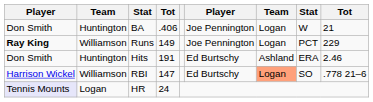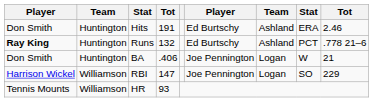rows swapped: (138, 27) <-> (139, 58)
(103, 43) Williamson -> (103, 43) Huntington
(167, 43) 149 -> (167, 43) 132
(220, 43) Joe Pennington -> (213, 43) Ed Burtschy
(272, 43) Logan -> (276, 43) Ashland
(331, 43) 229 -> (345, 43) .778 21–6
(213, 74) Ed Burtschy -> (220, 74) Joe Pennington
(272, 74) lightsalmon background -> (272, 74) no background
(345, 74) .778 21–6 -> (331, 74) 229
(38, 89) lavender background -> (38, 89) no background
(93, 89) Logan -> (103, 89) Williamson
(164, 89) 24 -> (164, 89) 93
